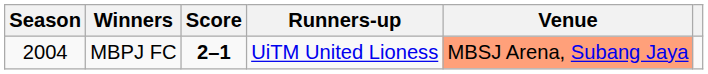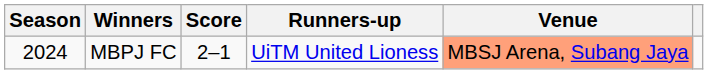(45, 52) 2004 -> (45, 52) 2024
(214, 52) bold -> (214, 52) normal
